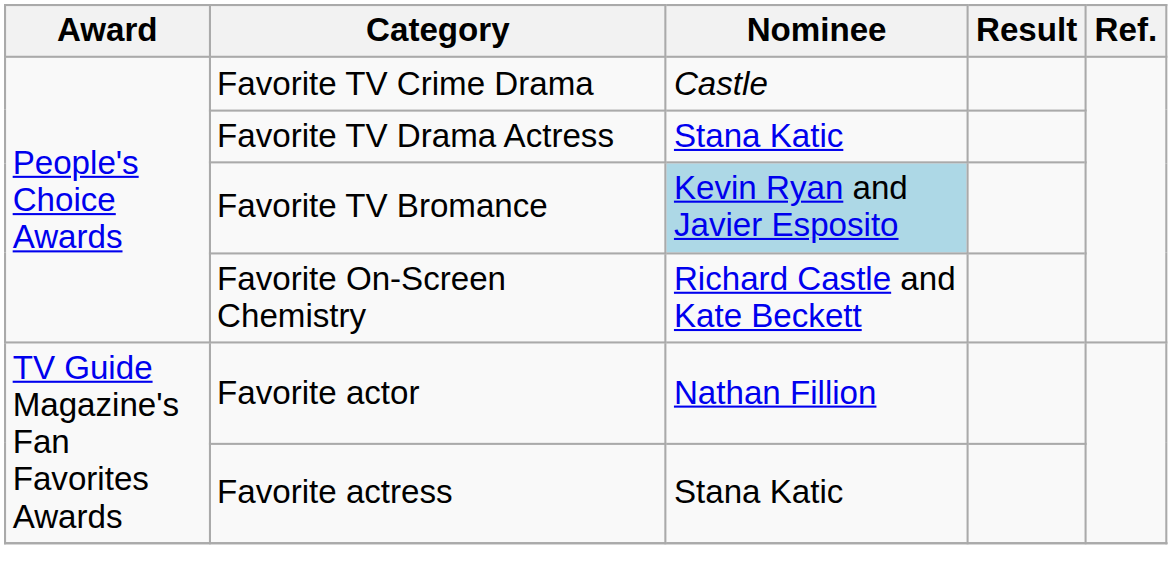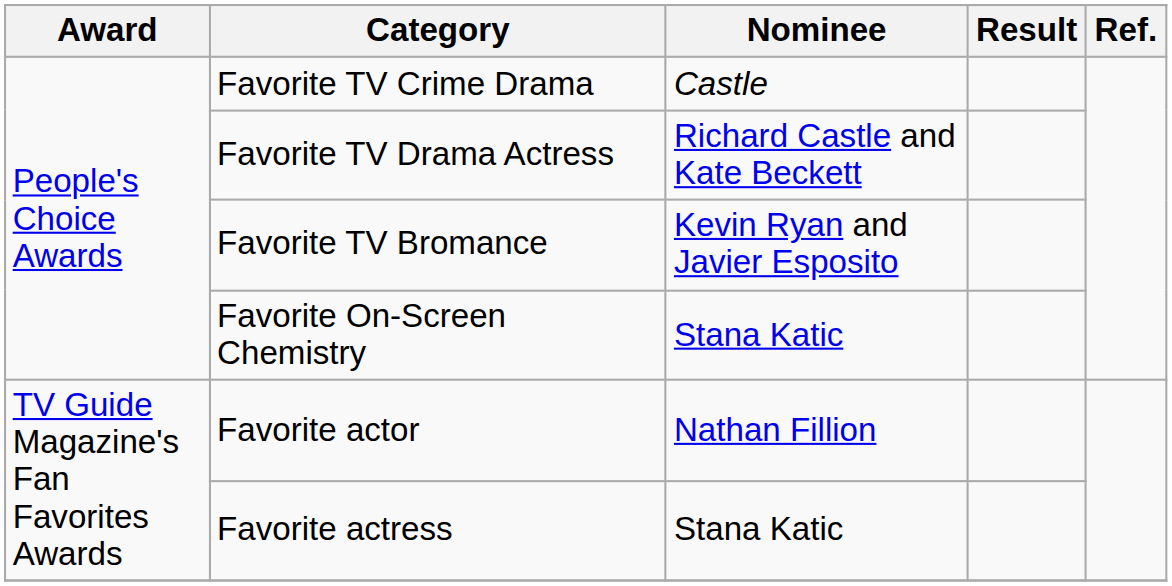(759, 135) Stana Katic -> (815, 154) Richard Castle and Kate Beckett
(791, 206) lightblue background -> (791, 244) no background
(815, 296) Richard Castle and Kate Beckett -> (759, 334) Stana Katic
